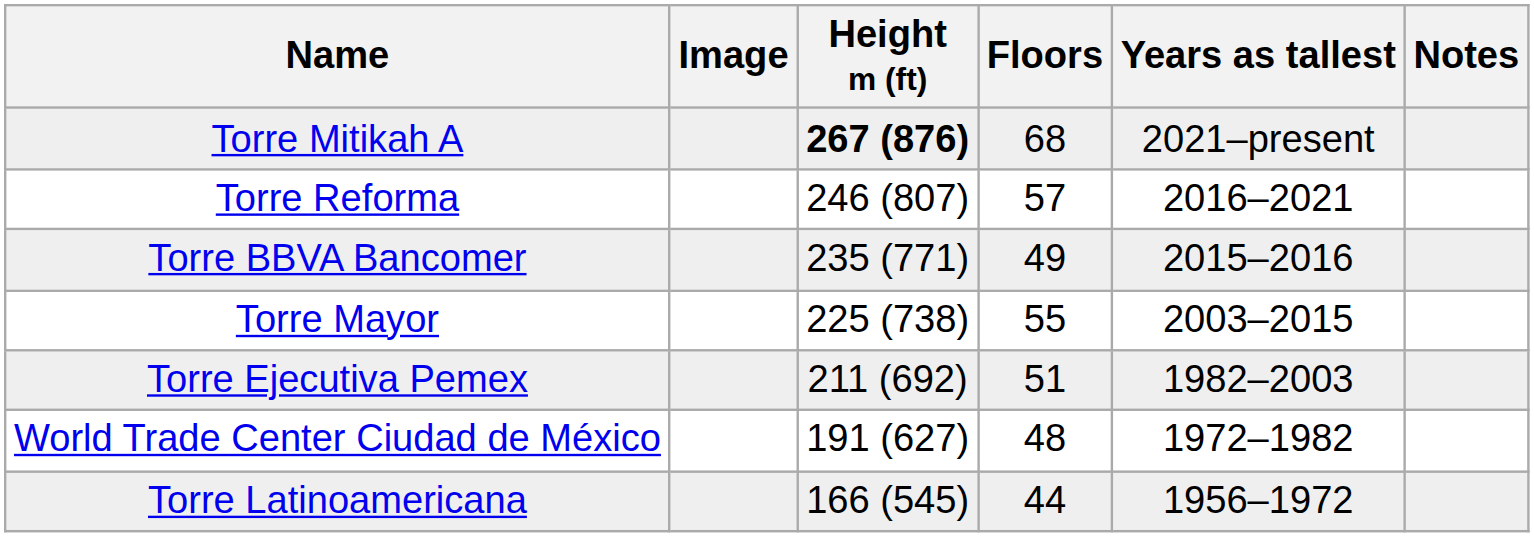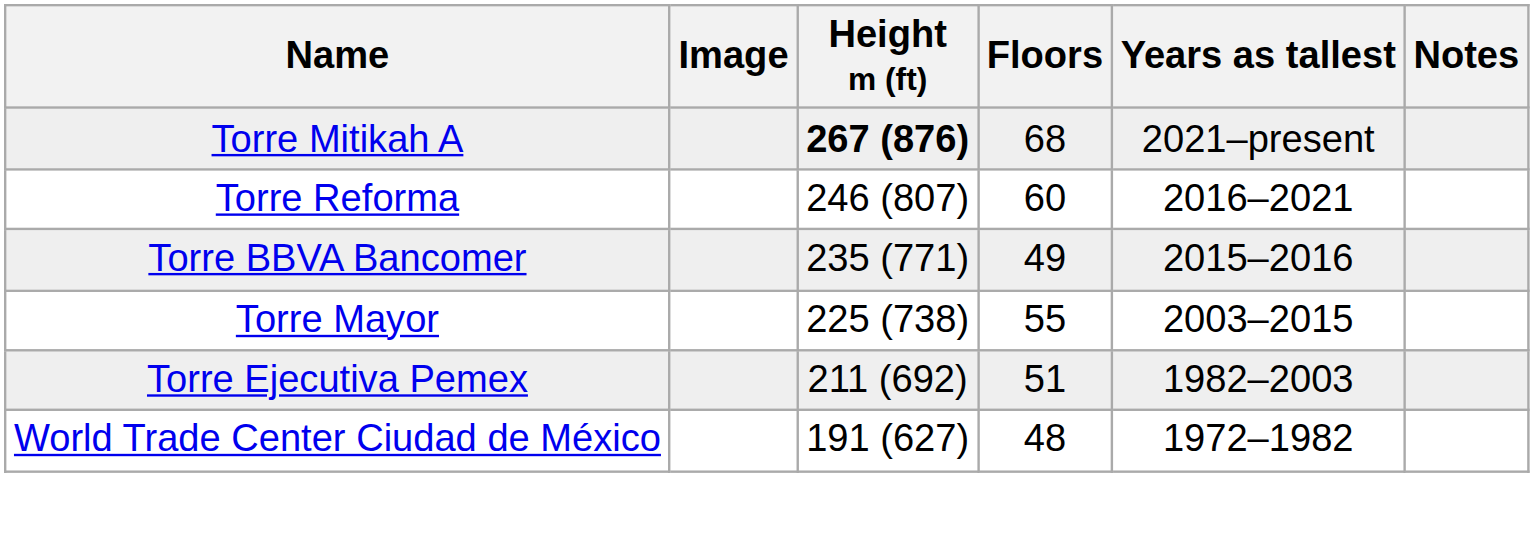(1045, 198) 57 -> (1045, 198) 60
- row: (337, 500)
